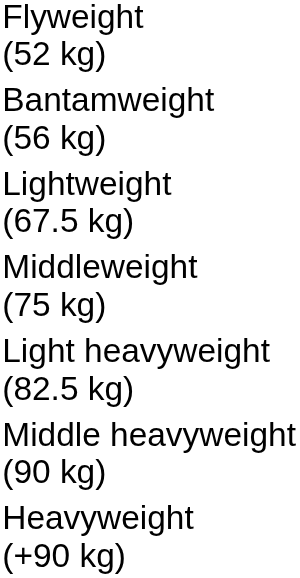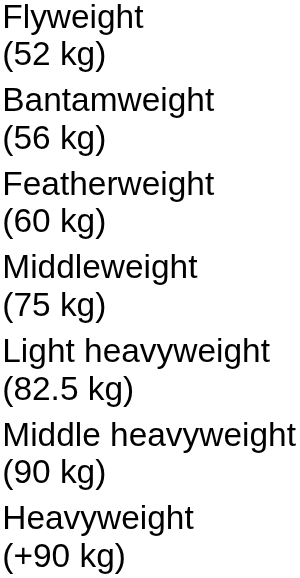+ row: (108, 202)
- row: (87, 202)
